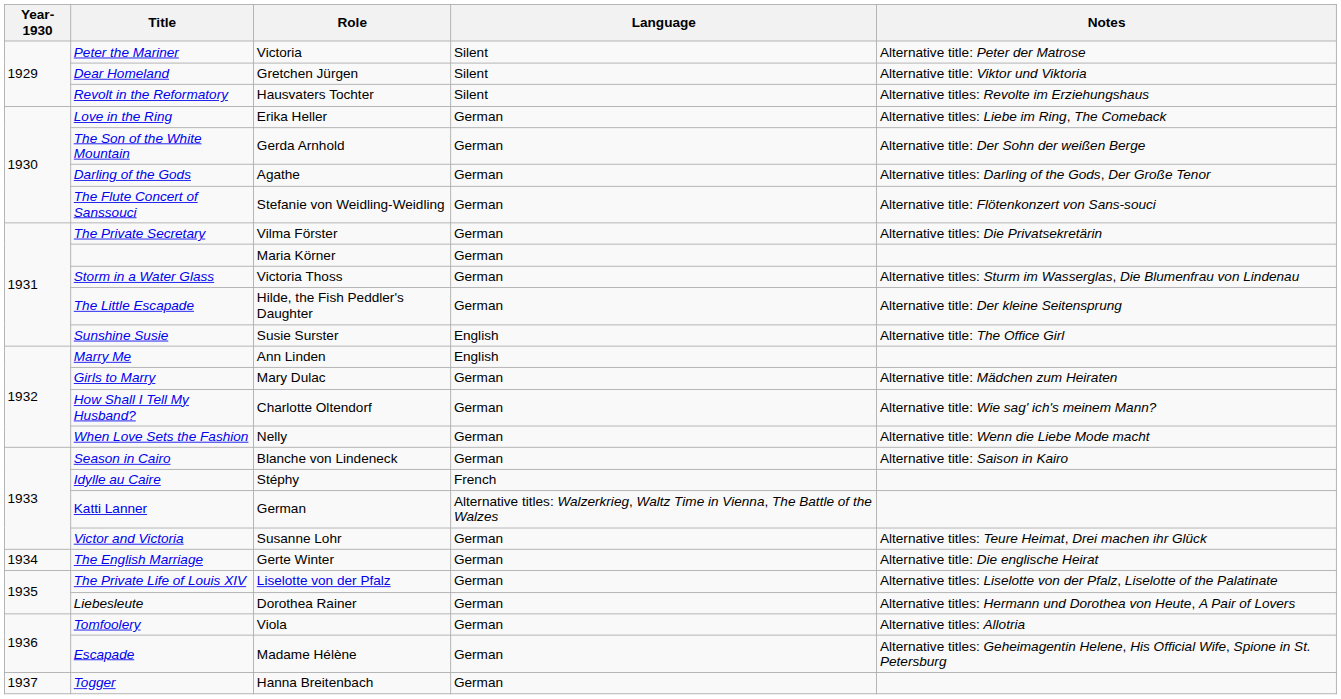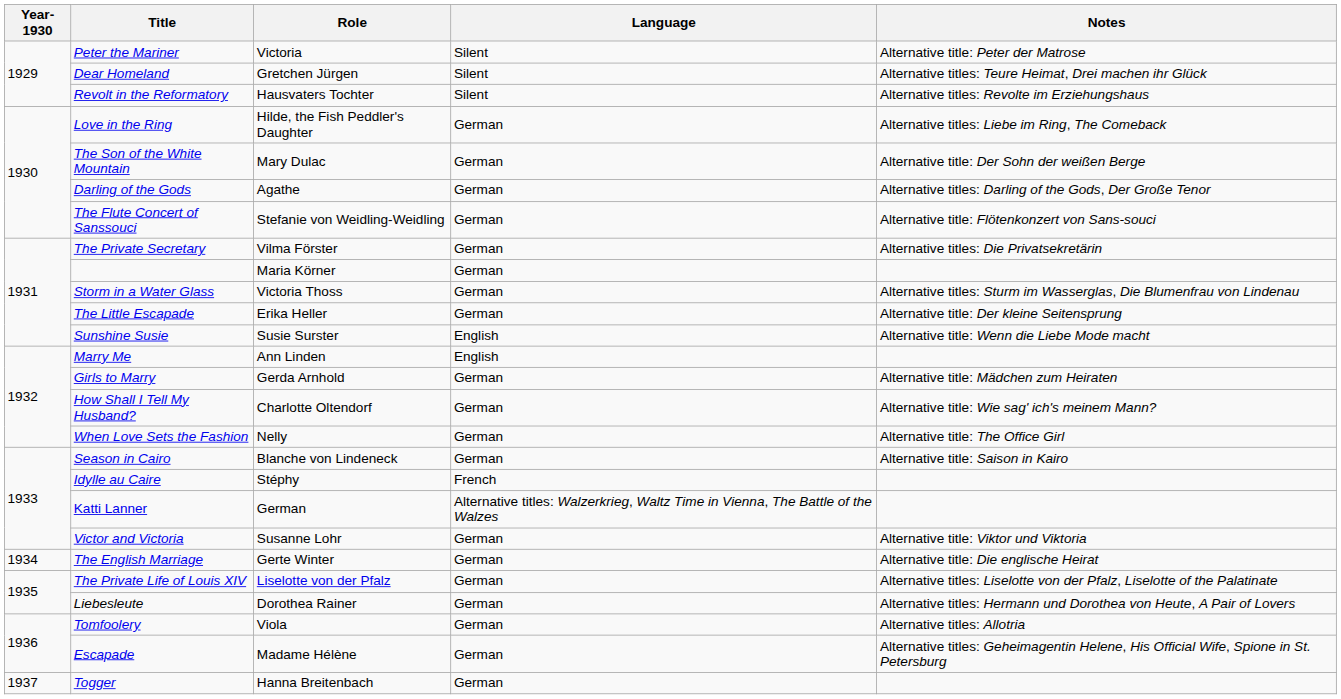(983, 73) Alternative title: Viktor und Viktoria -> (1043, 73) Alternative titles: Teure Heimat, Drei machen ihr Glück
(292, 116) Erika Heller -> (330, 124) Hilde, the Fish Peddler's Daughter
(301, 146) Gerda Arnhold -> (291, 161) Mary Dulac
(330, 306) Hilde, the Fish Peddler's Daughter -> (292, 313) Erika Heller
(972, 335) Alternative title: The Office Girl -> (1015, 335) Alternative title: Wenn die Liebe Mode macht
(291, 378) Mary Dulac -> (301, 378) Gerda Arnhold
(1015, 436) Alternative title: Wenn die Liebe Mode macht -> (972, 436) Alternative title: The Office Girl
(1043, 538) Alternative titles: Teure Heimat, Drei machen ihr Glück -> (983, 538) Alternative title: Viktor und Viktoria
